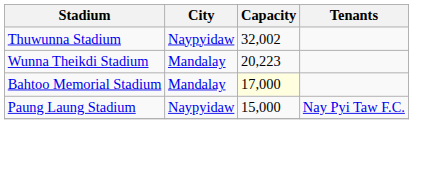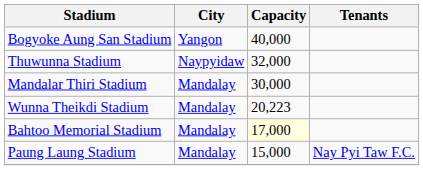+ row: (90, 38)
(261, 38) 32,002 -> (271, 61) 32,000
+ row: (77, 84)
(201, 107) Naypyidaw -> (207, 152) Mandalay
